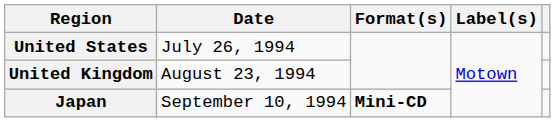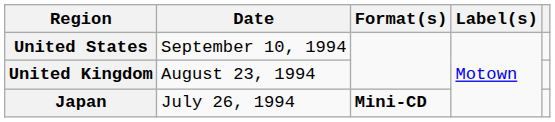(228, 47) July 26, 1994 -> (254, 47) September 10, 1994
(254, 103) September 10, 1994 -> (228, 103) July 26, 1994
